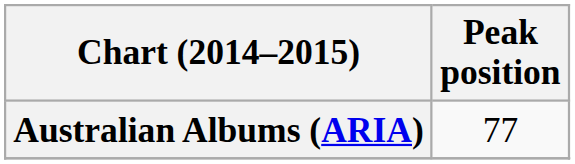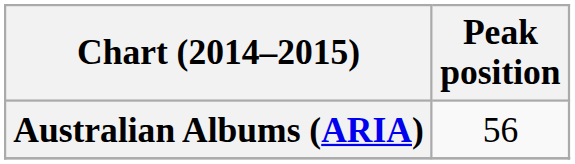(500, 128) 77 -> (500, 128) 56
